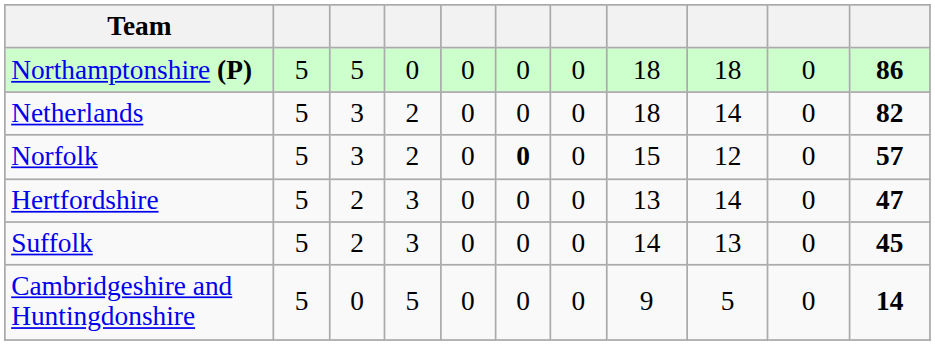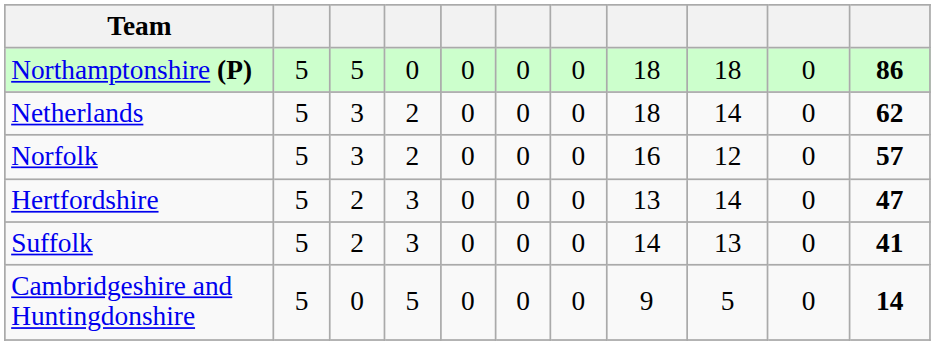(890, 112) 82 -> (890, 112) 62
(523, 156) bold -> (523, 156) normal
(647, 156) 15 -> (647, 156) 16
(890, 243) 45 -> (890, 243) 41
